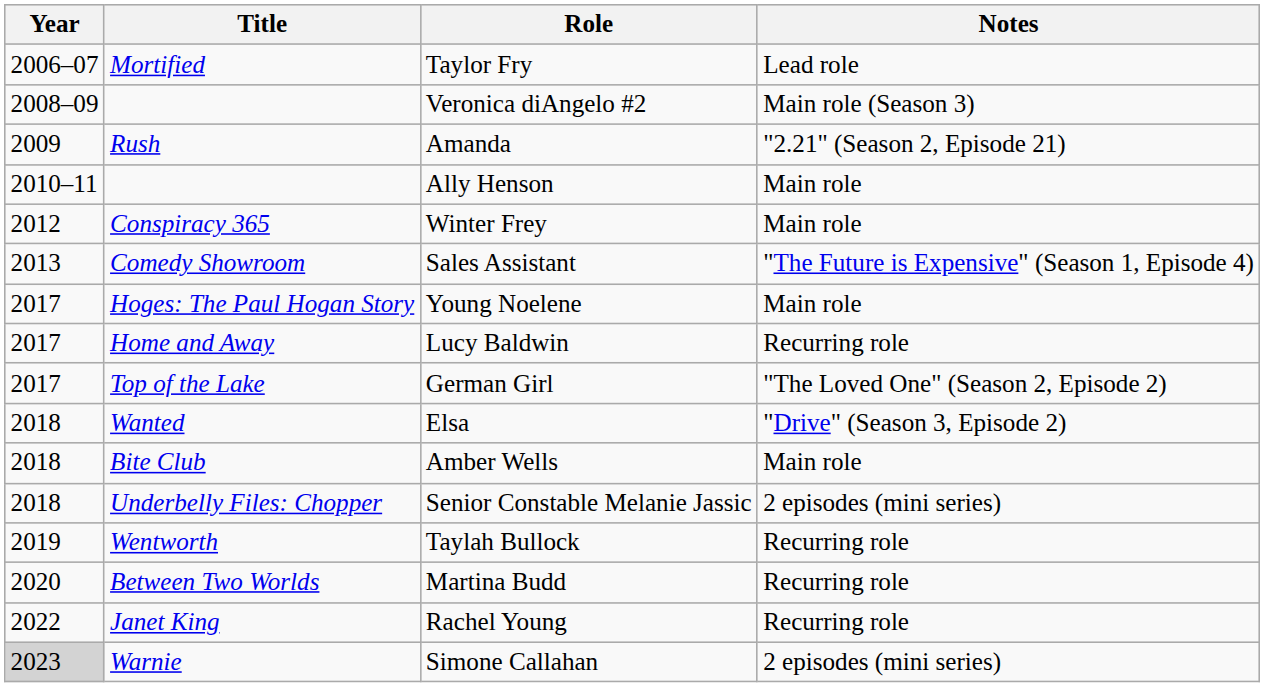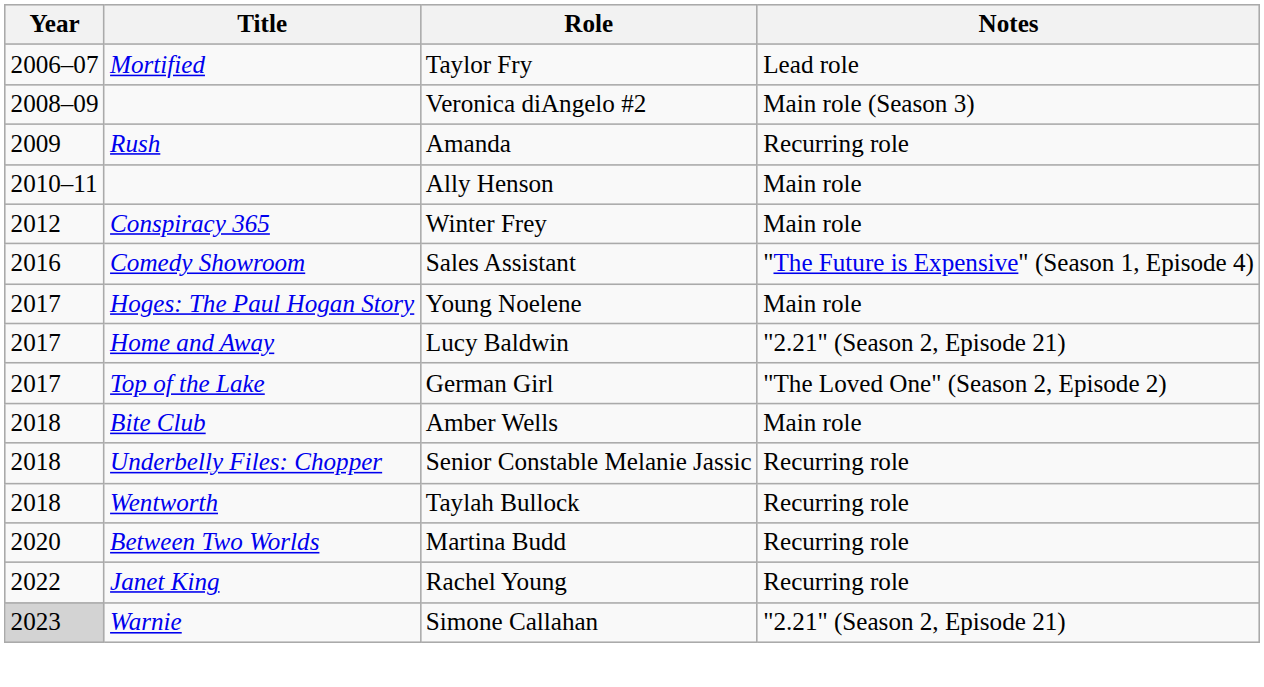(914, 143) "2.21" (Season 2, Episode 21) -> (836, 143) Recurring role
(36, 263) 2013 -> (36, 263) 2016
(836, 343) Recurring role -> (914, 343) "2.21" (Season 2, Episode 21)
- row: (447, 422)
(882, 502) 2 episodes (mini series) -> (836, 462) Recurring role
(36, 542) 2019 -> (36, 502) 2018
(882, 661) 2 episodes (mini series) -> (914, 622) "2.21" (Season 2, Episode 21)
